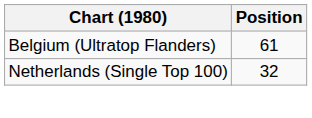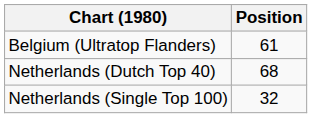+ row: (112, 71)
